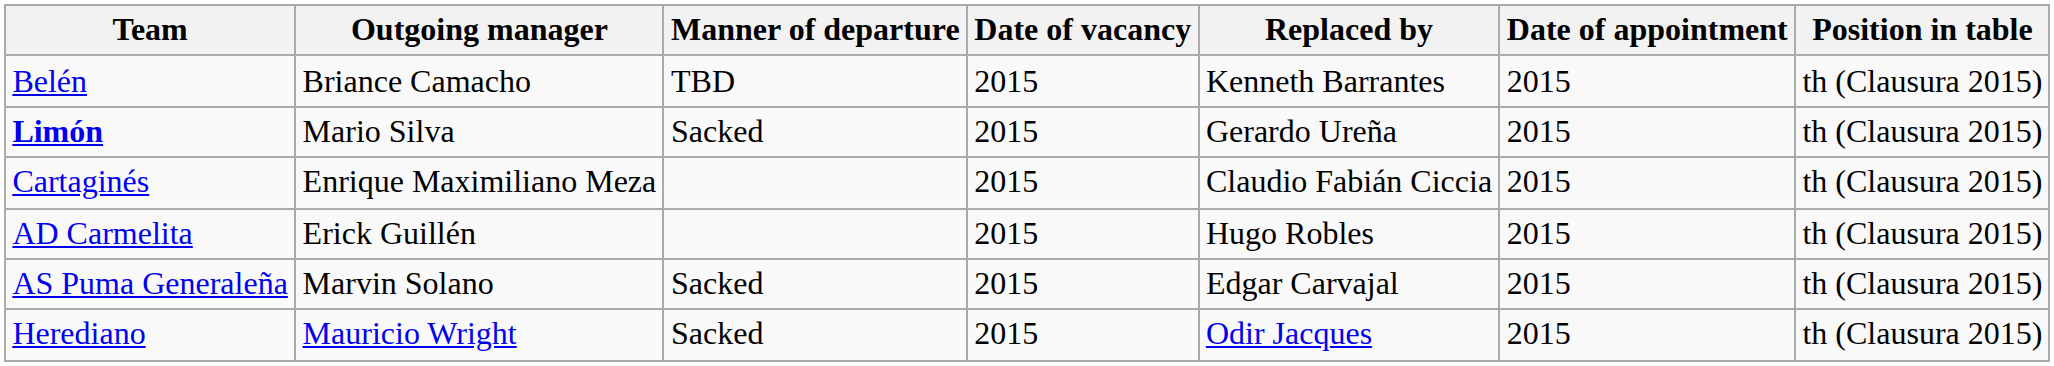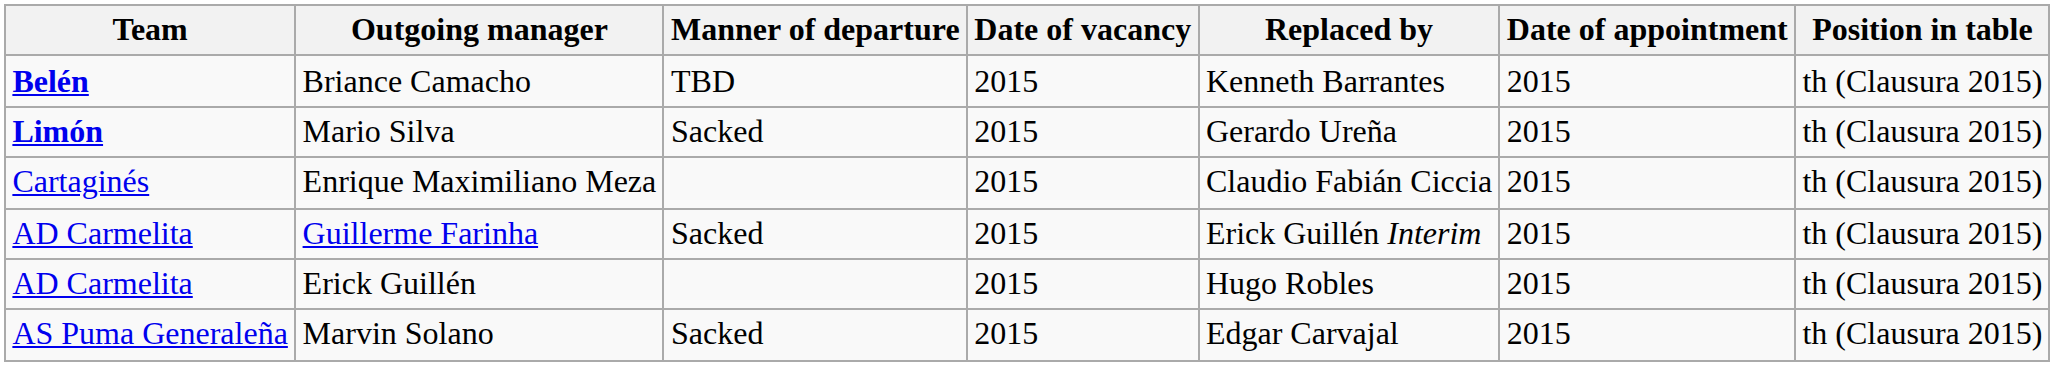(50, 80) normal -> (51, 80) bold
+ row: (420, 232)
- row: (410, 334)
